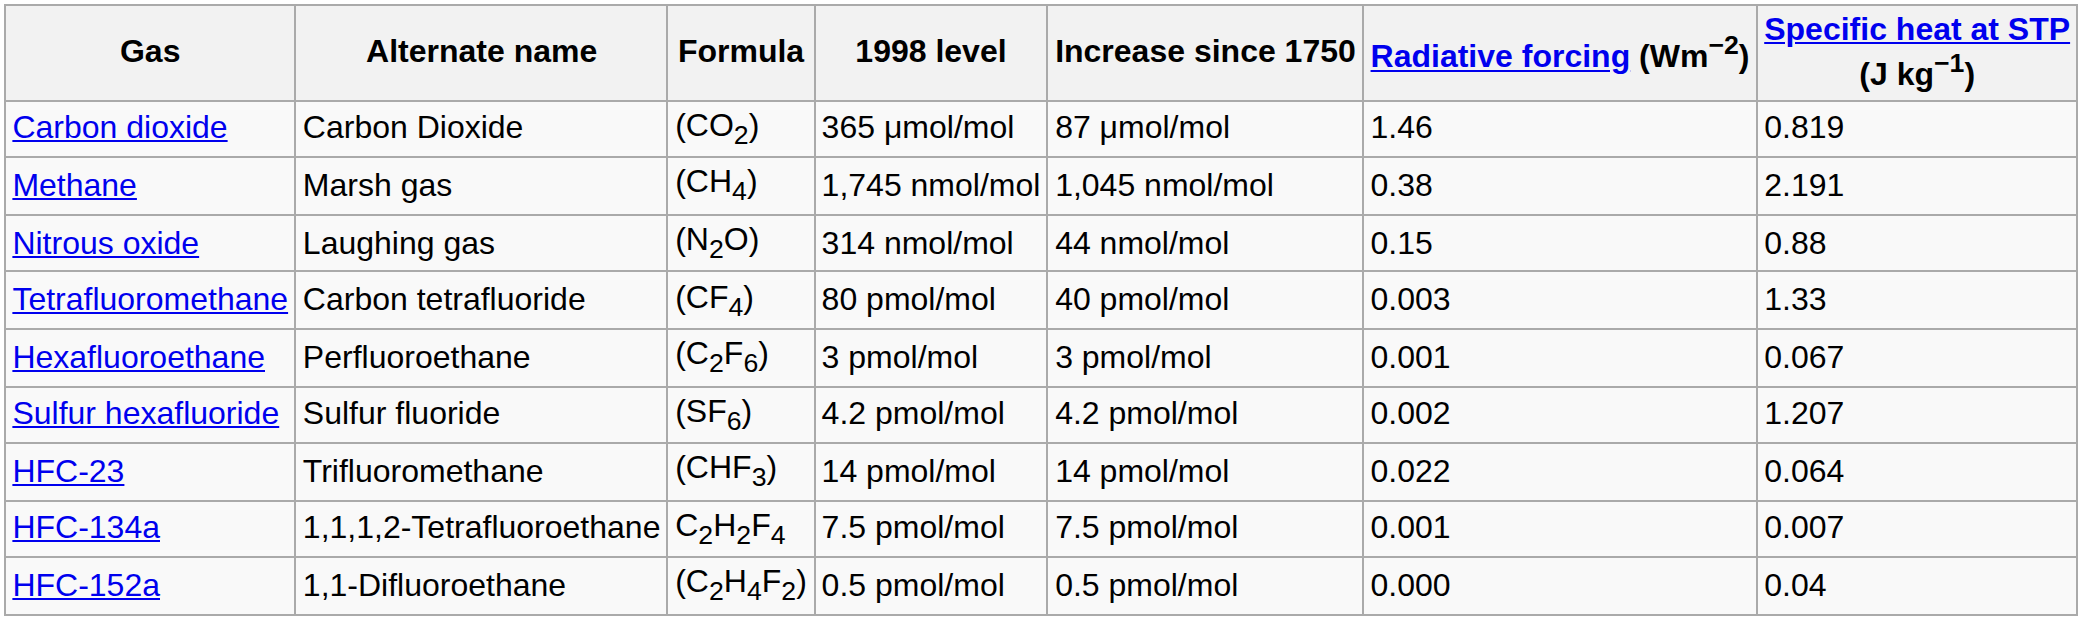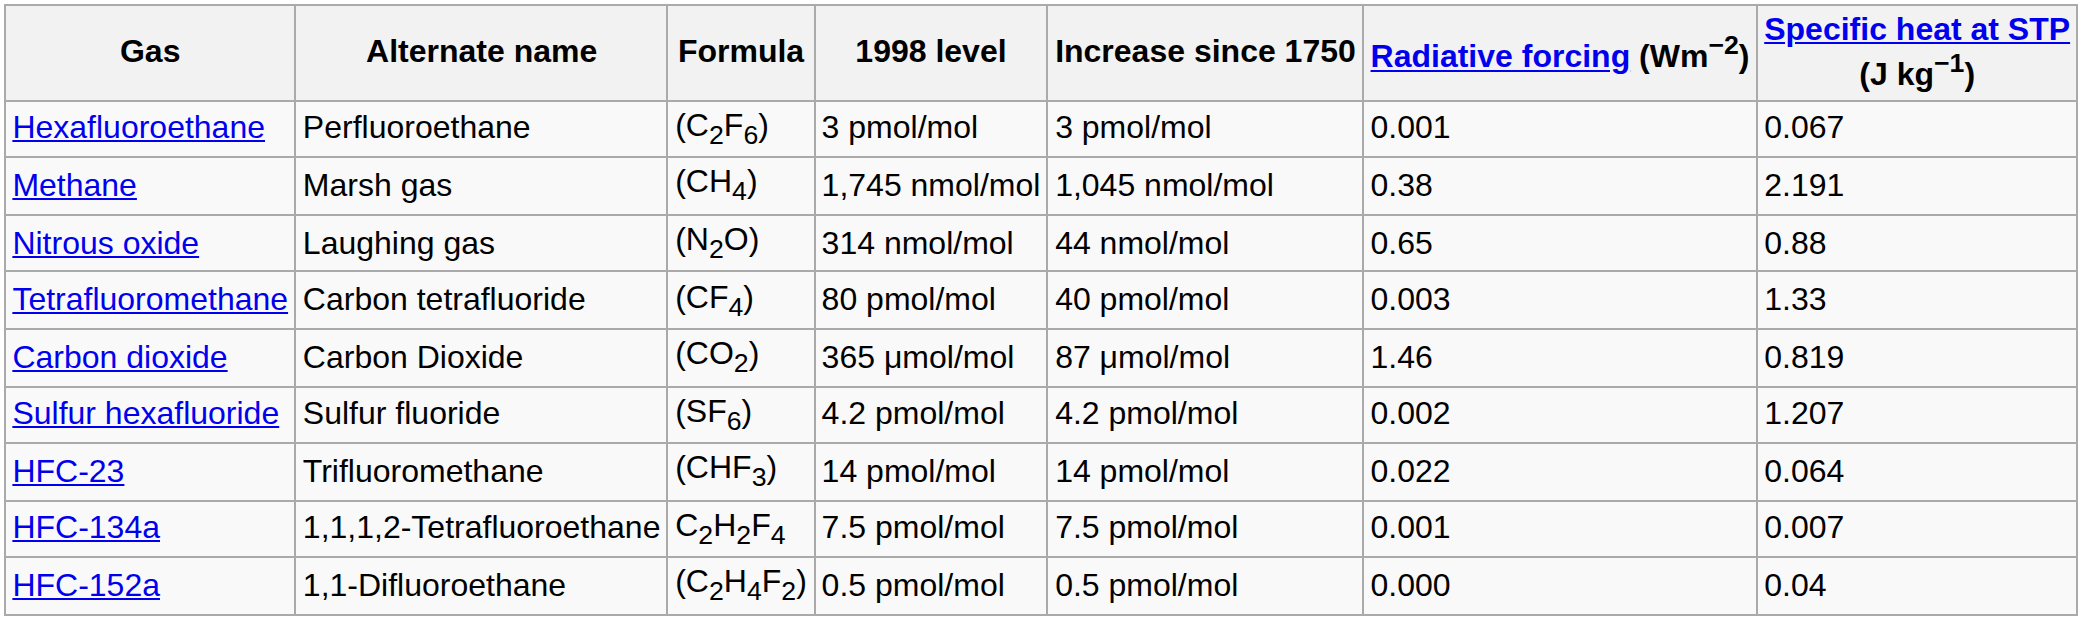rows swapped: (120, 128) <-> (139, 356)
(1402, 242) 0.15 -> (1402, 242) 0.65
